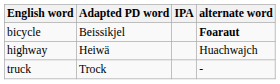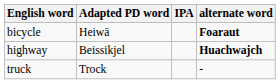(102, 32) Beissikjel -> (94, 32) Heiwä
(94, 50) Heiwä -> (102, 50) Beissikjel
(228, 50) normal -> (231, 50) bold
